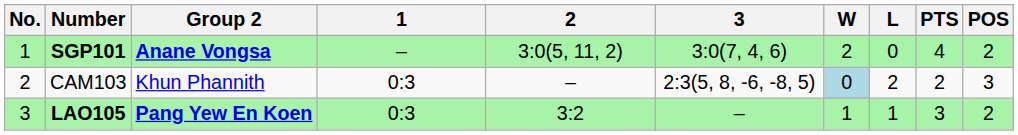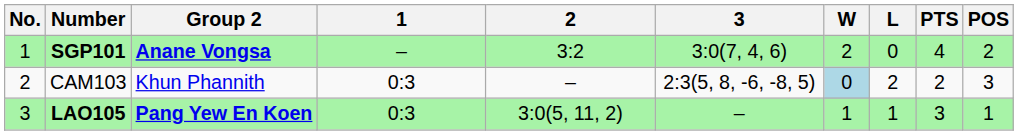(570, 51) 3:0(5, 11, 2) -> (570, 51) 3:2
(570, 113) 3:2 -> (570, 113) 3:0(5, 11, 2)
(988, 113) 2 -> (988, 113) 1
